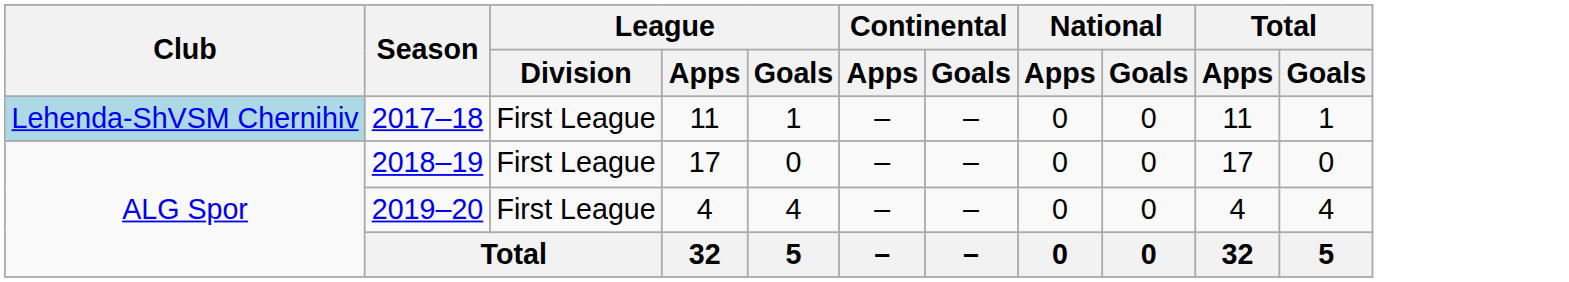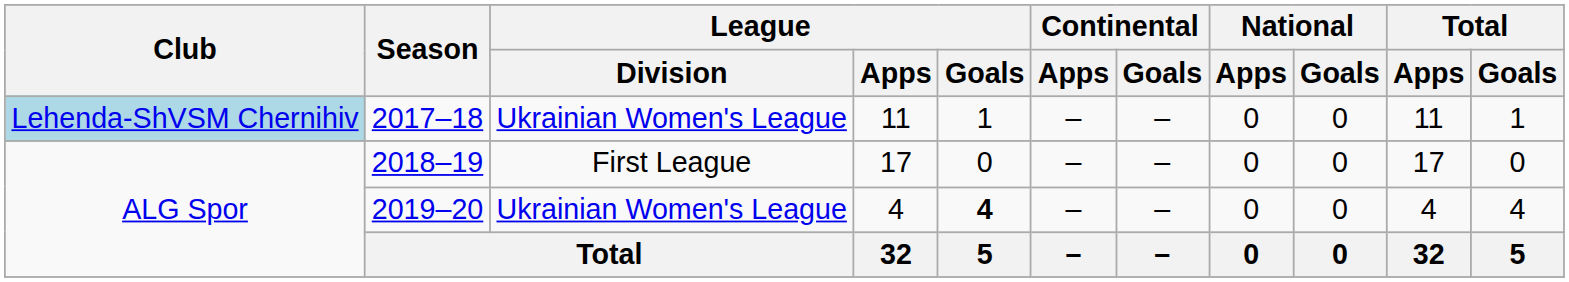(576, 118) First League -> (672, 118) Ukrainian Women's League
(576, 208) First League -> (672, 208) Ukrainian Women's League
(793, 208) normal -> (985, 208) bold
